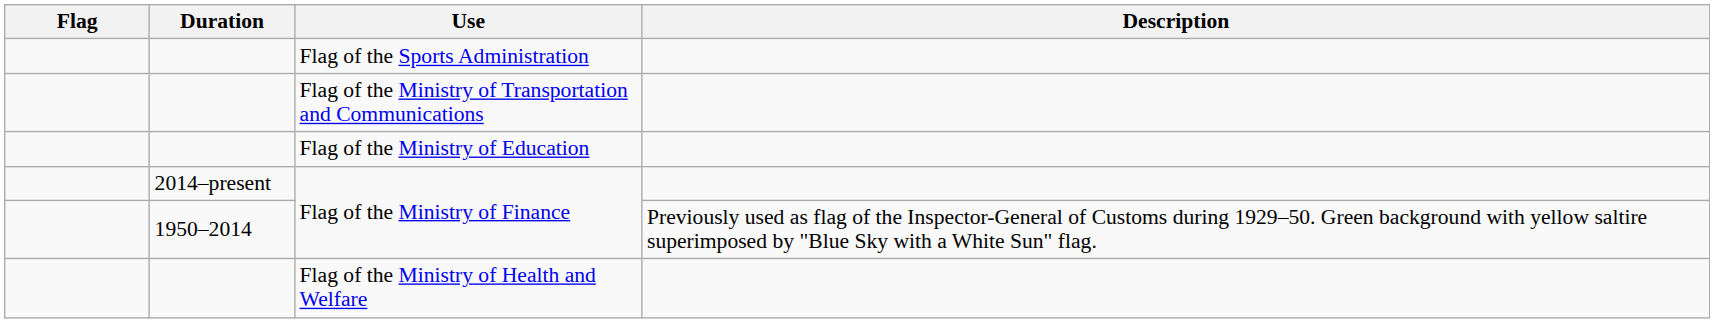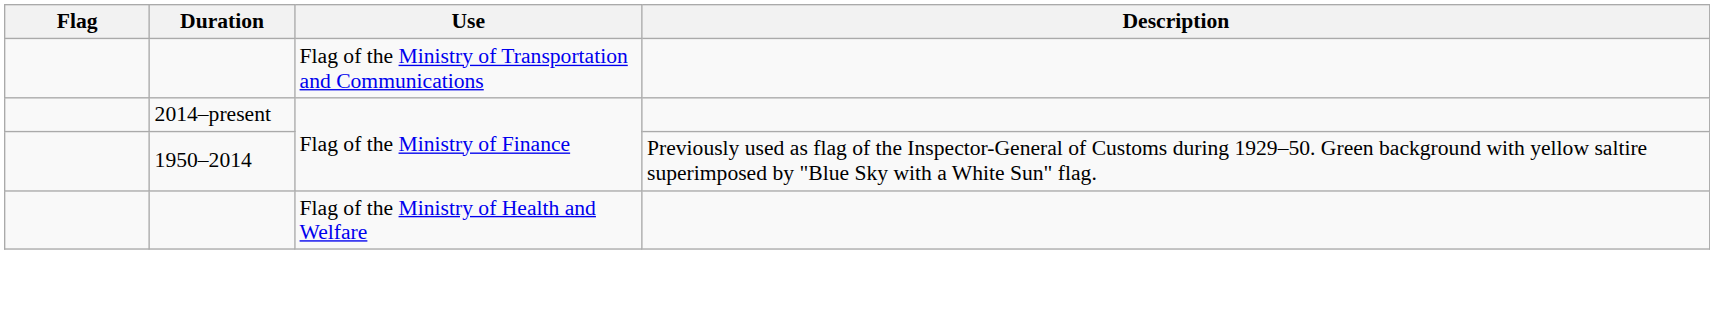- row: (222, 56)
- row: (222, 149)
